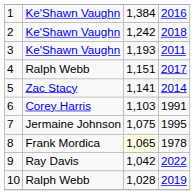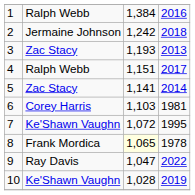(73, 13) Ke'Shawn Vaughn -> (57, 13) Ralph Webb
(73, 32) Ke'Shawn Vaughn -> (73, 32) Jermaine Johnson
(73, 50) Ke'Shawn Vaughn -> (51, 50) Zac Stacy
(173, 50) 2011 -> (174, 50) 2013
(174, 106) 1991 -> (174, 106) 1981
(73, 124) Jermaine Johnson -> (73, 124) Ke'Shawn Vaughn
(141, 124) 1,075 -> (141, 124) 1,072
(141, 161) 1,042 -> (141, 161) 1,047
(57, 180) Ralph Webb -> (73, 180) Ke'Shawn Vaughn
